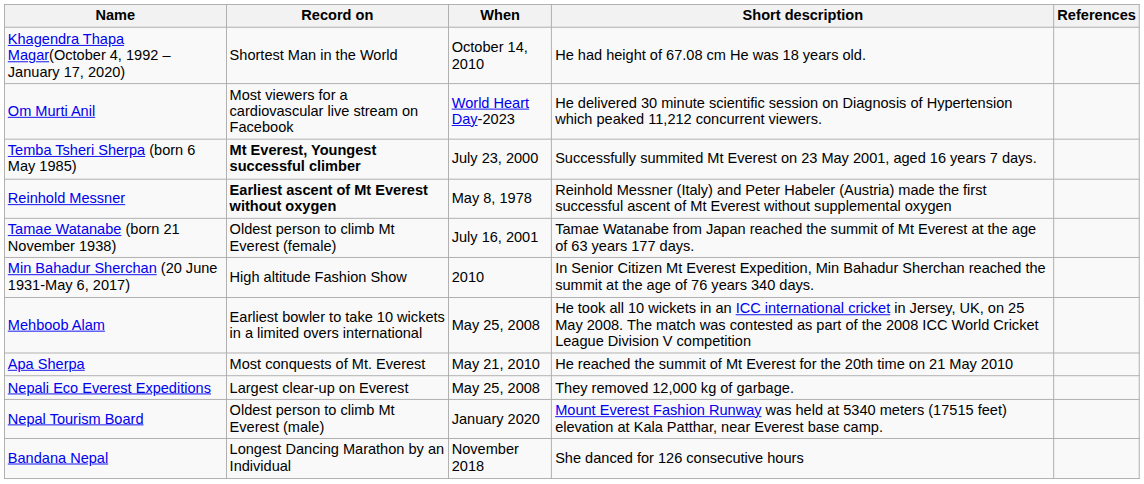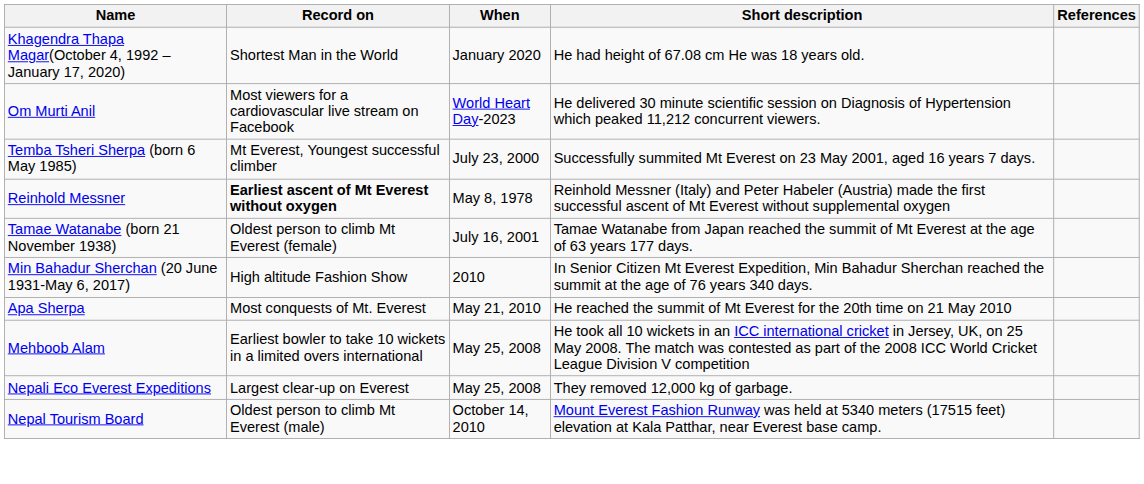(490, 55) October 14, 2010 -> (497, 55) January 2020
(303, 159) bold -> (335, 159) normal
rows swapped: (46, 364) <-> (56, 325)
(496, 418) January 2020 -> (491, 418) October 14, 2010
- row: (58, 458)
